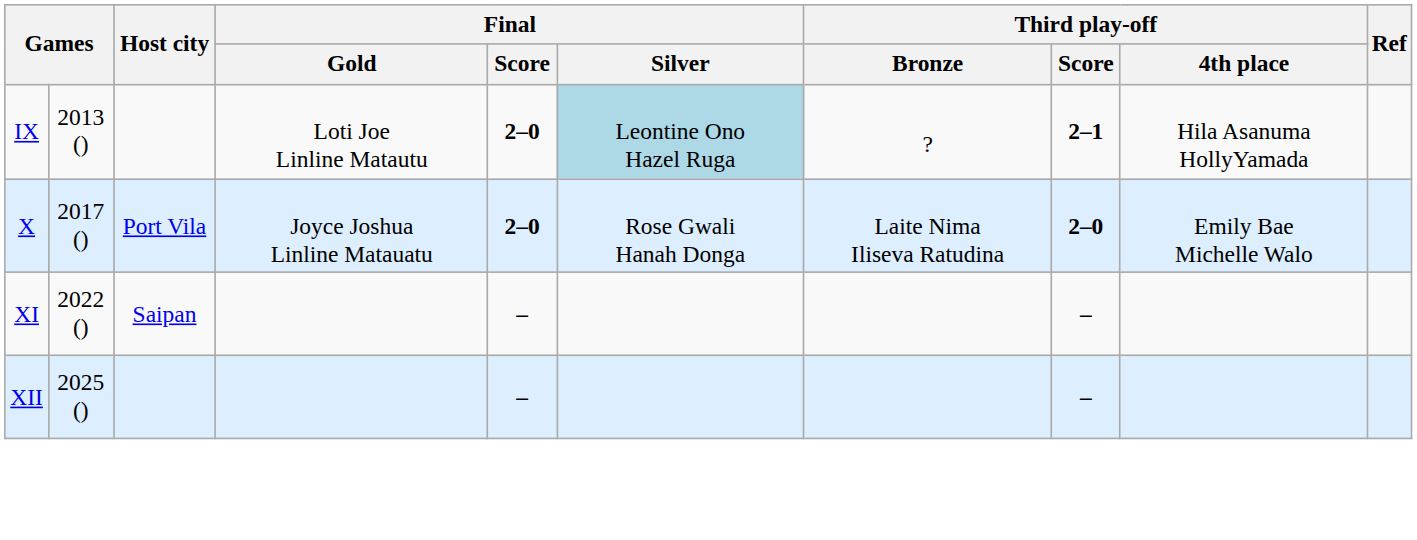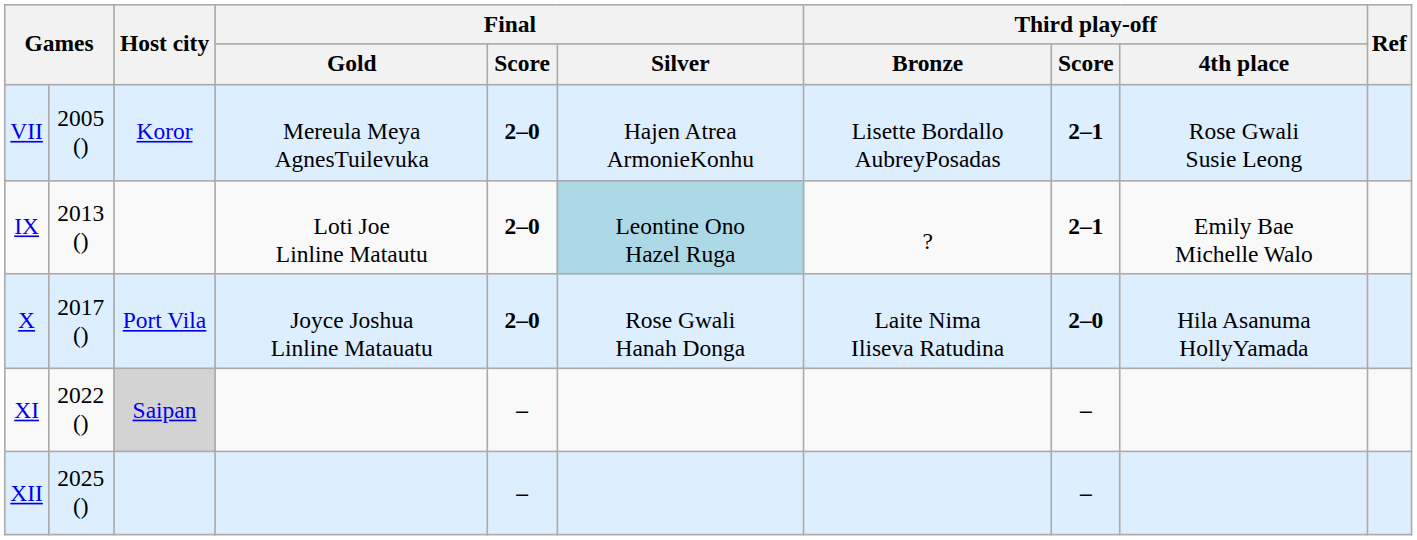+ row: (27, 132)
(1244, 145) Hila Asanuma HollyYamada -> (1244, 241) Emily Bae Michelle Walo
(1244, 239) Emily Bae Michelle Walo -> (1244, 335) Hila Asanuma HollyYamada
(165, 314) no background -> (165, 409) lightgrey background
